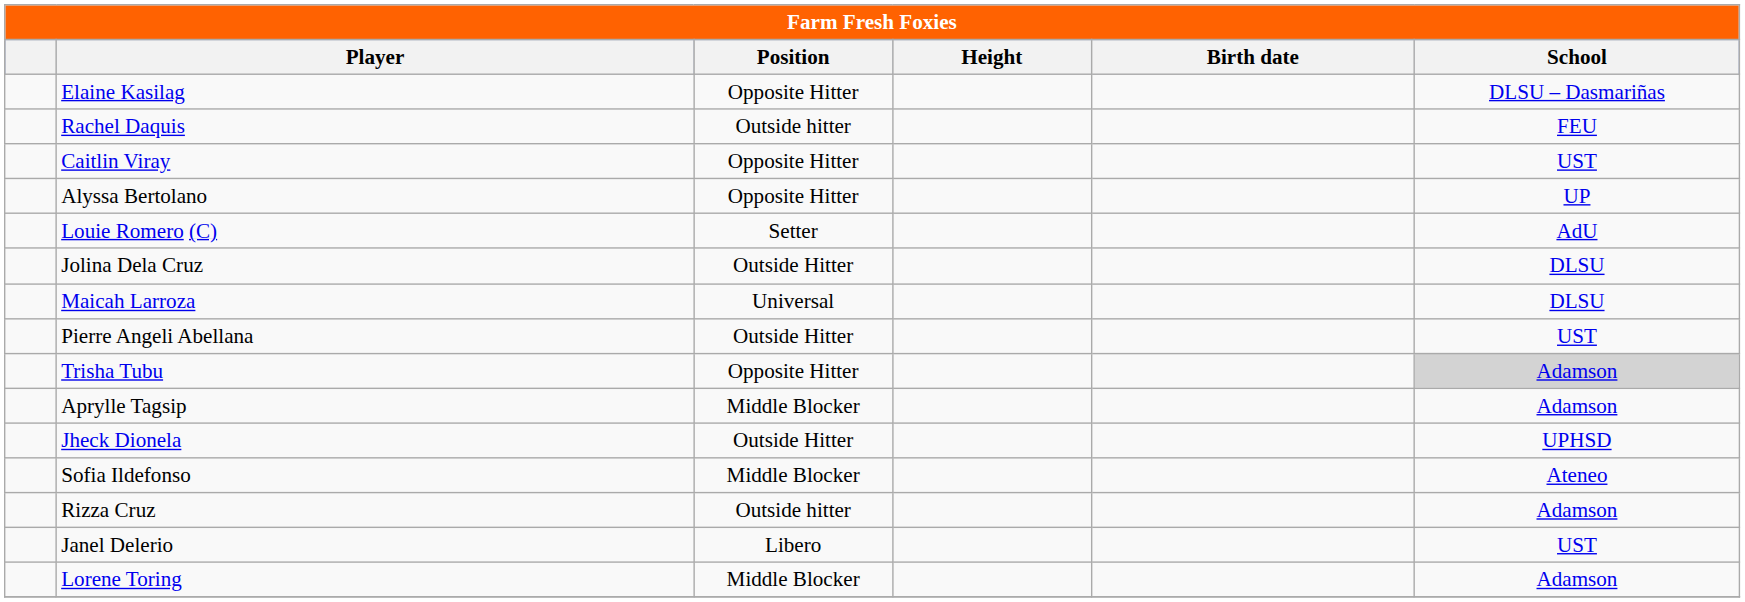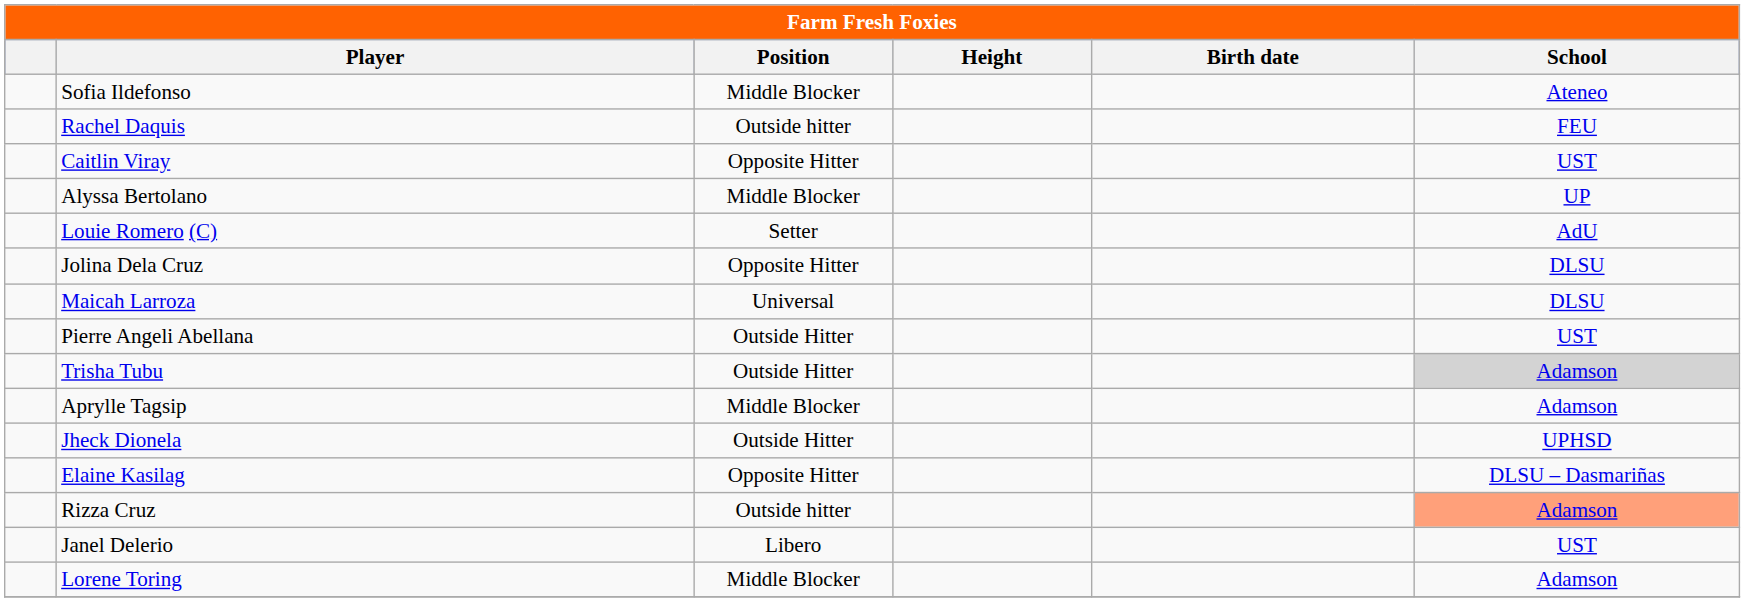rows swapped: (126, 474) <-> (123, 91)
(793, 196) Opposite Hitter -> (793, 196) Middle Blocker
(793, 265) Outside Hitter -> (793, 265) Opposite Hitter
(793, 370) Opposite Hitter -> (793, 370) Outside Hitter
(1577, 509) no background -> (1577, 509) lightsalmon background
